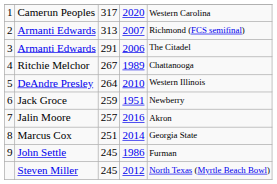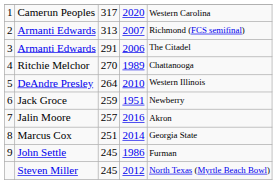(109, 65) 267 -> (109, 65) 270
